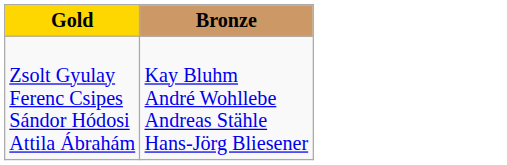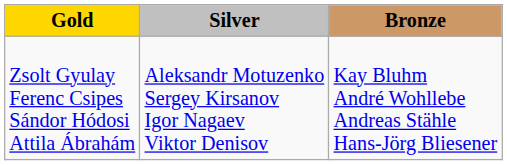+ column: (234, 20)
